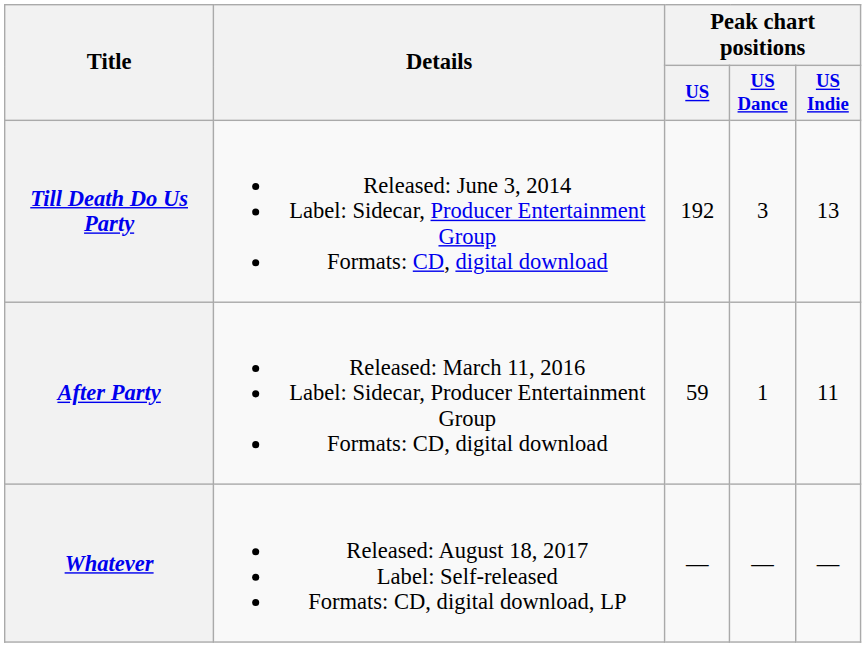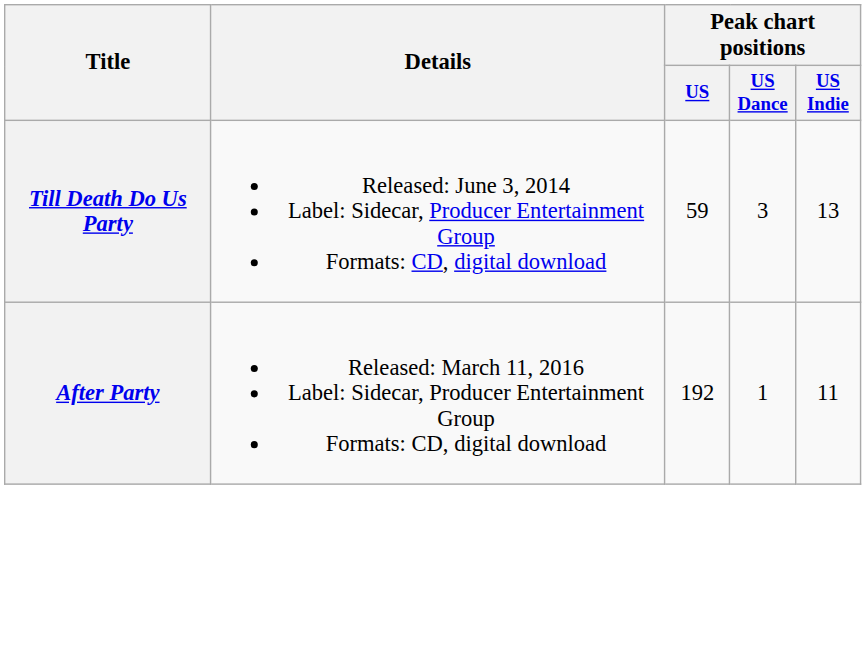(697, 210) 192 -> (697, 210) 59
(697, 393) 59 -> (697, 393) 192
- row: (109, 563)
